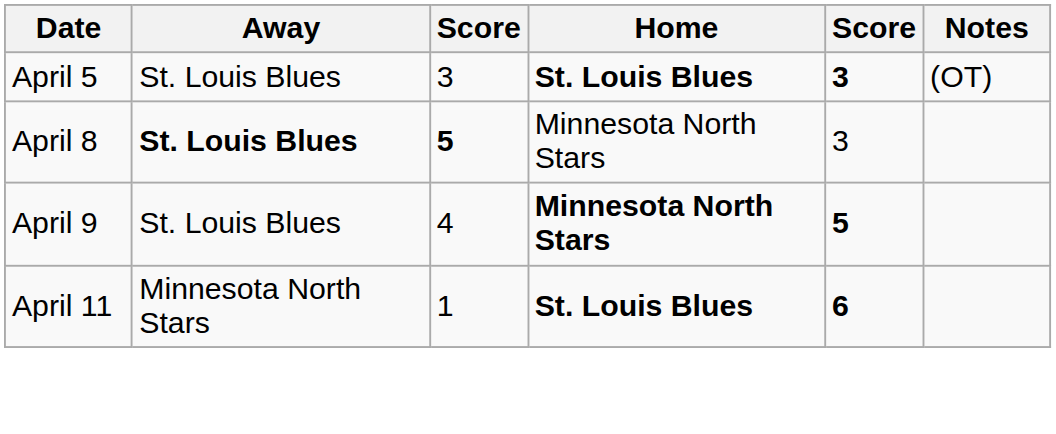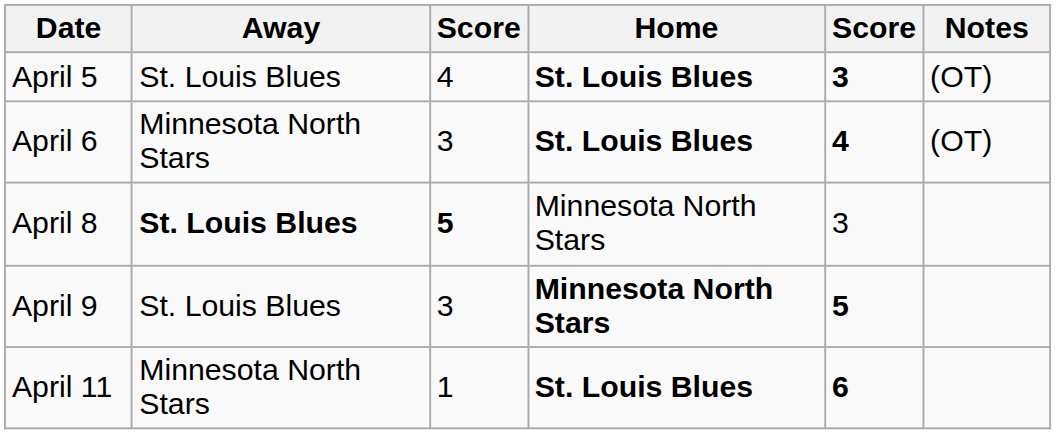(445, 76) 3 -> (445, 76) 4
+ row: (55, 141)
(445, 223) 4 -> (445, 305) 3
